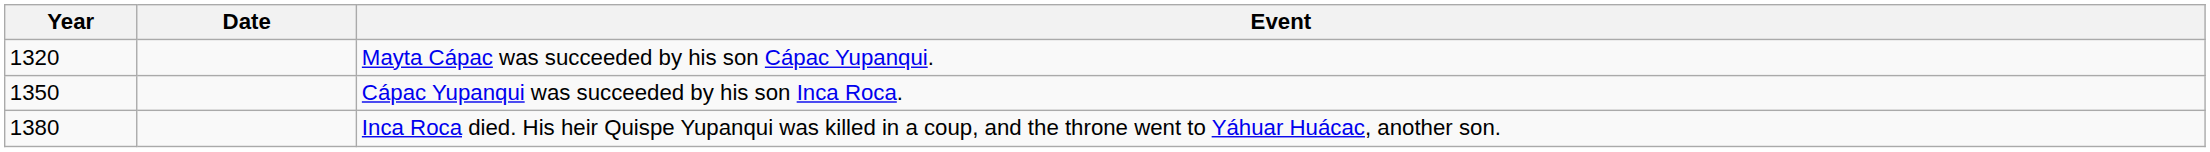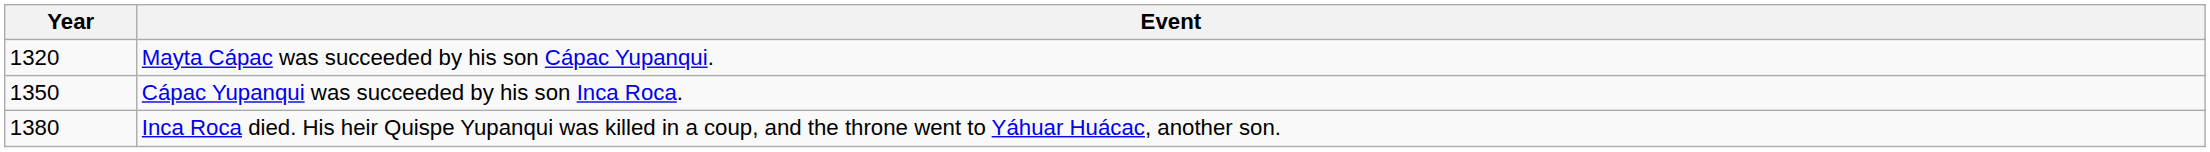- column: (247, 22)
